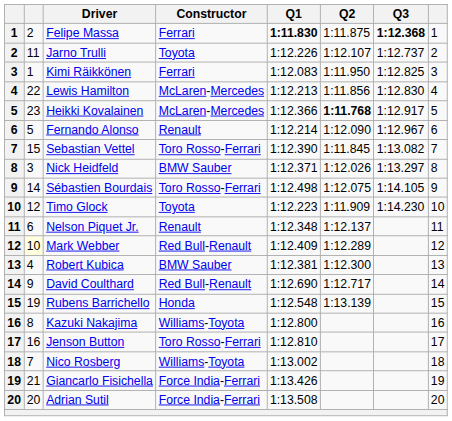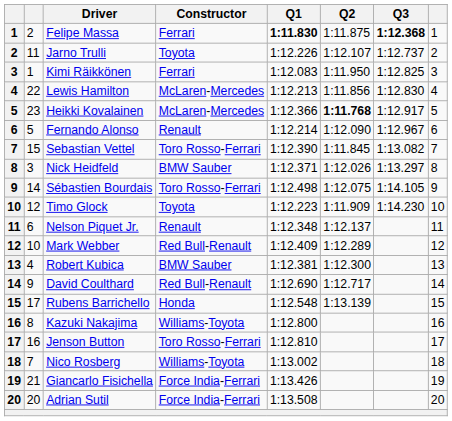(34, 245) lightyellow background -> (34, 245) no background
(34, 303) 19 -> (34, 303) 17
